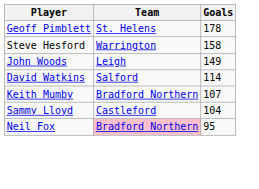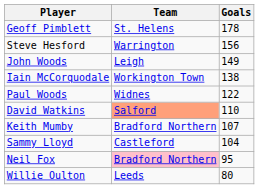(212, 45) 158 -> (230, 45) 156
+ row: (58, 78)
+ row: (37, 94)
(117, 78) no background -> (135, 110) lightsalmon background
(212, 78) 114 -> (230, 110) 110
+ row: (46, 176)
